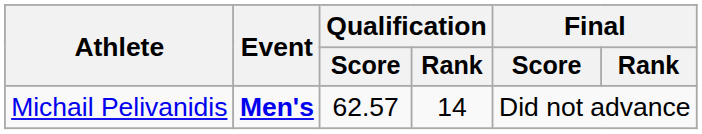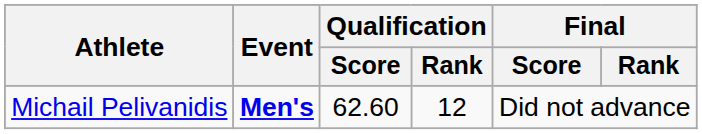(366, 108) 62.57 -> (366, 108) 62.60
(452, 108) 14 -> (452, 108) 12
